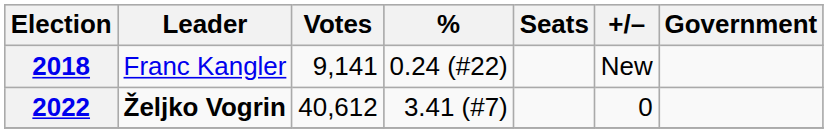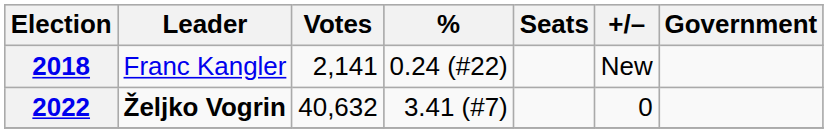(345, 66) 9,141 -> (345, 66) 2,141
(338, 107) 40,612 -> (338, 107) 40,632
